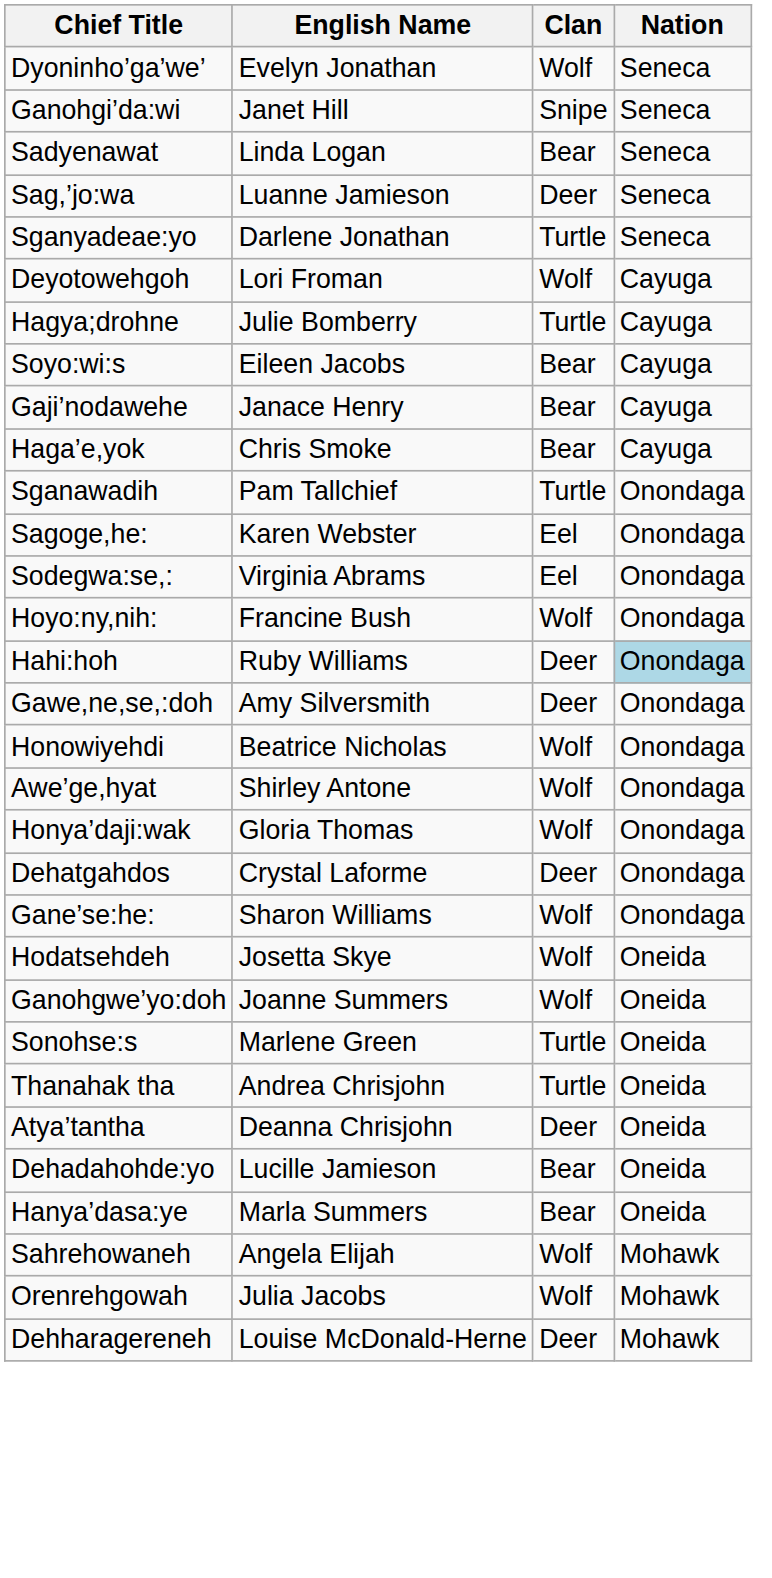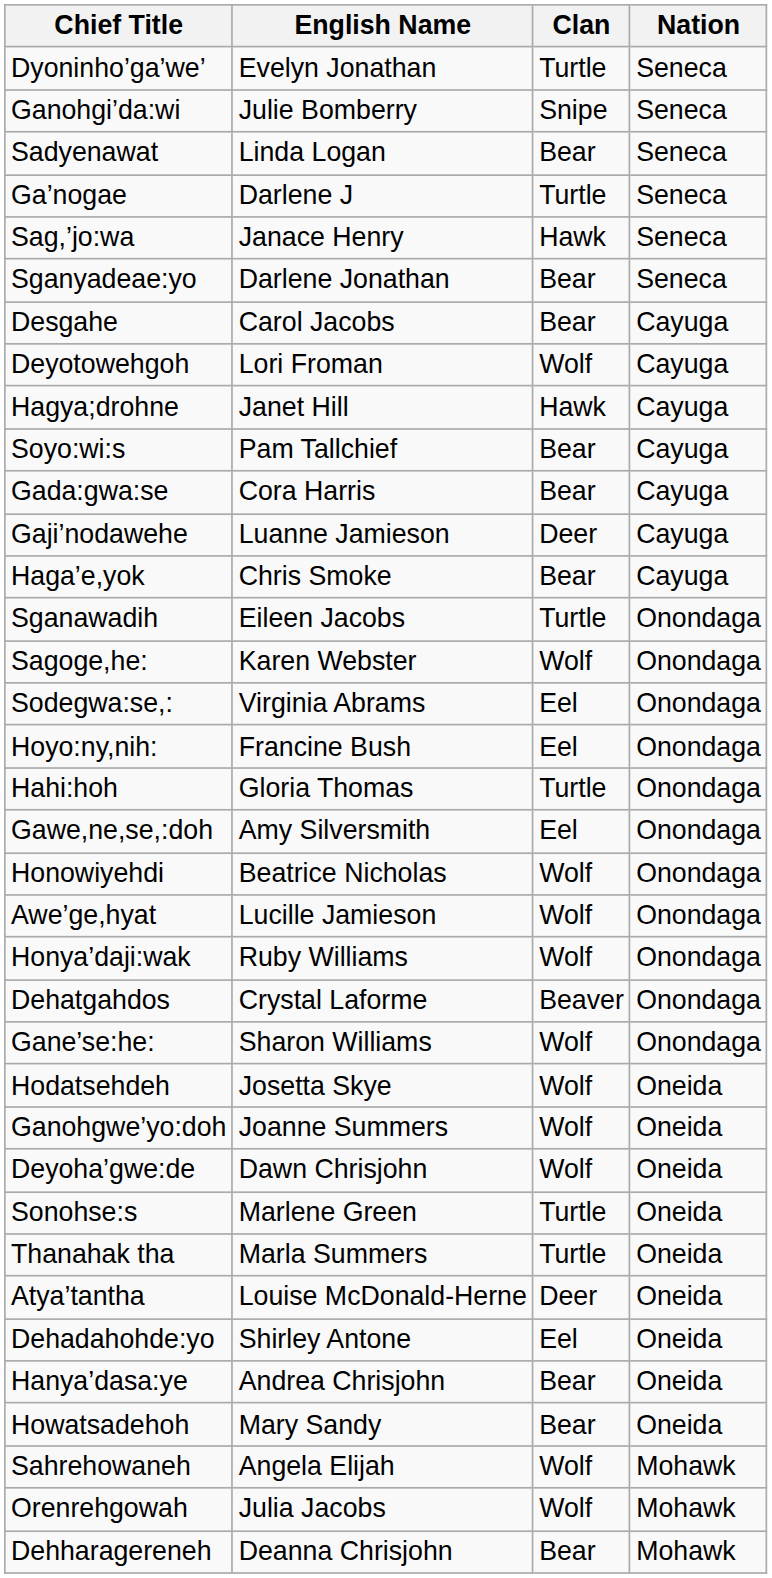(566, 68) Wolf -> (573, 68) Turtle
(294, 110) Janet Hill -> (328, 110) Julie Bomberry
+ row: (69, 195)
(344, 195) Luanne Jamieson -> (321, 237) Janace Henry
(568, 195) Deer -> (573, 237) Hawk
(573, 237) Turtle -> (567, 279) Bear
+ row: (64, 322)
(328, 322) Julie Bomberry -> (294, 407) Janet Hill
(573, 322) Turtle -> (573, 407) Hawk
(322, 364) Eileen Jacobs -> (318, 449) Pam Tallchief
+ row: (90, 491)
(321, 407) Janace Henry -> (344, 534) Luanne Jamieson
(567, 407) Bear -> (568, 534) Deer
(318, 491) Pam Tallchief -> (322, 618) Eileen Jacobs
(558, 534) Eel -> (566, 661) Wolf
(566, 618) Wolf -> (558, 746) Eel
(323, 661) Ruby Williams -> (326, 788) Gloria Thomas
(568, 661) Deer -> (573, 788) Turtle
(682, 661) lightblue background -> (699, 788) no background
(568, 703) Deer -> (558, 830) Eel
(325, 788) Shirley Antone -> (337, 915) Lucille Jamieson
(326, 830) Gloria Thomas -> (323, 957) Ruby Williams
(568, 873) Deer -> (581, 1000) Beaver
+ row: (103, 1169)
(342, 1085) Andrea Chrisjohn -> (333, 1254) Marla Summers
(346, 1127) Deanna Chrisjohn -> (383, 1296) Louise McDonald-Herne
(337, 1169) Lucille Jamieson -> (325, 1339) Shirley Antone
(567, 1169) Bear -> (558, 1339) Eel
(333, 1212) Marla Summers -> (342, 1381) Andrea Chrisjohn
+ row: (100, 1424)
(383, 1339) Louise McDonald-Herne -> (346, 1551) Deanna Chrisjohn
(568, 1339) Deer -> (567, 1551) Bear
